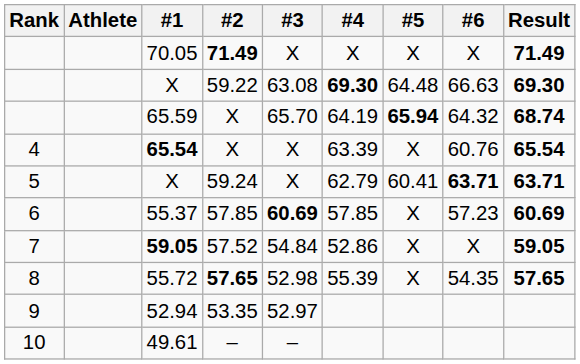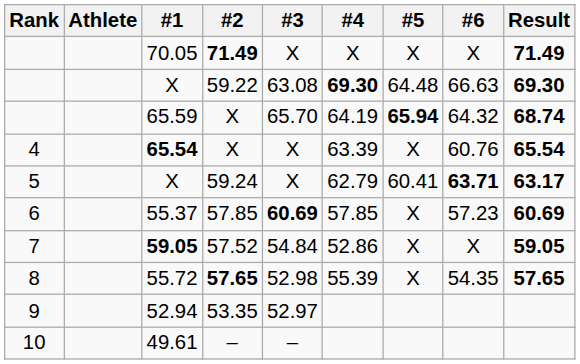(539, 181) 63.71 -> (539, 181) 63.17
